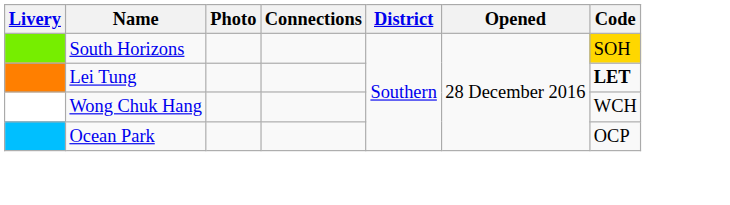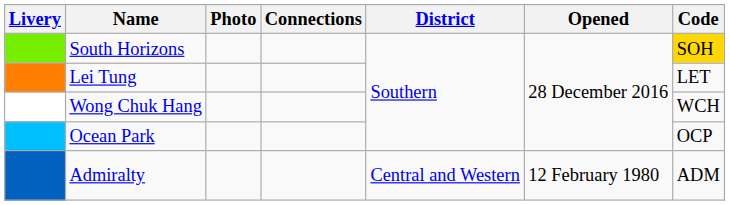(612, 77) bold -> (694, 77) normal
+ row: (107, 175)
